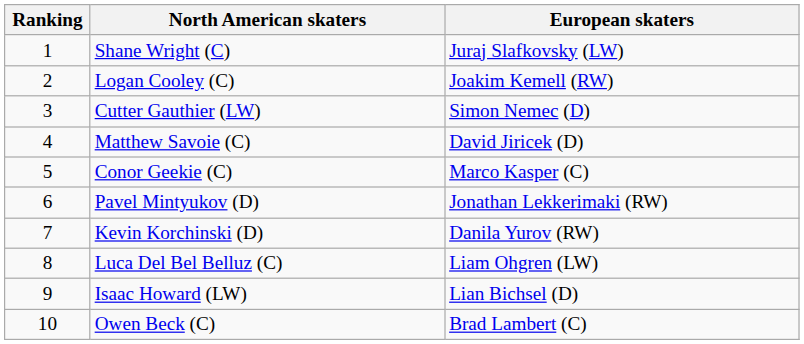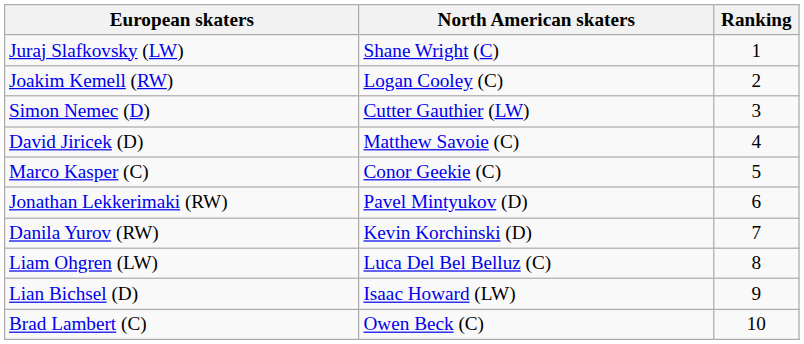columns swapped: (47, 19) <-> (622, 19)
